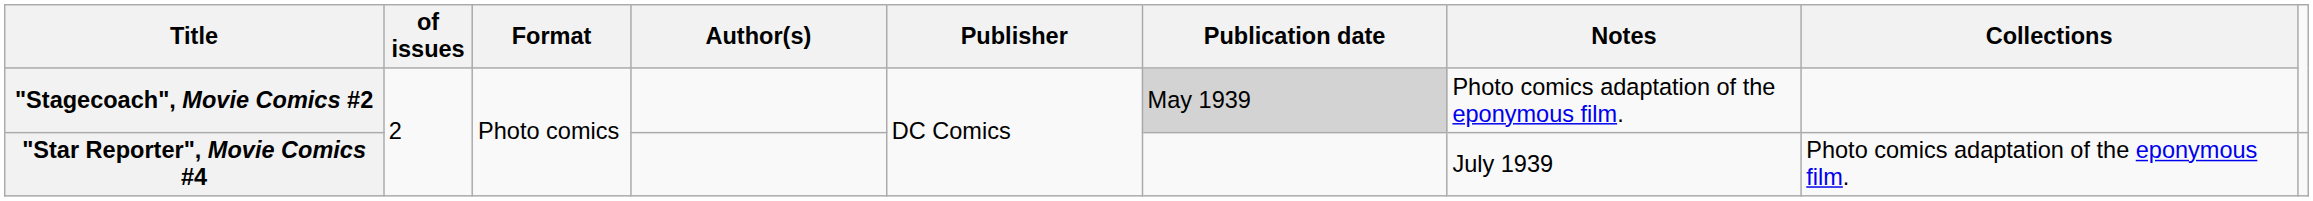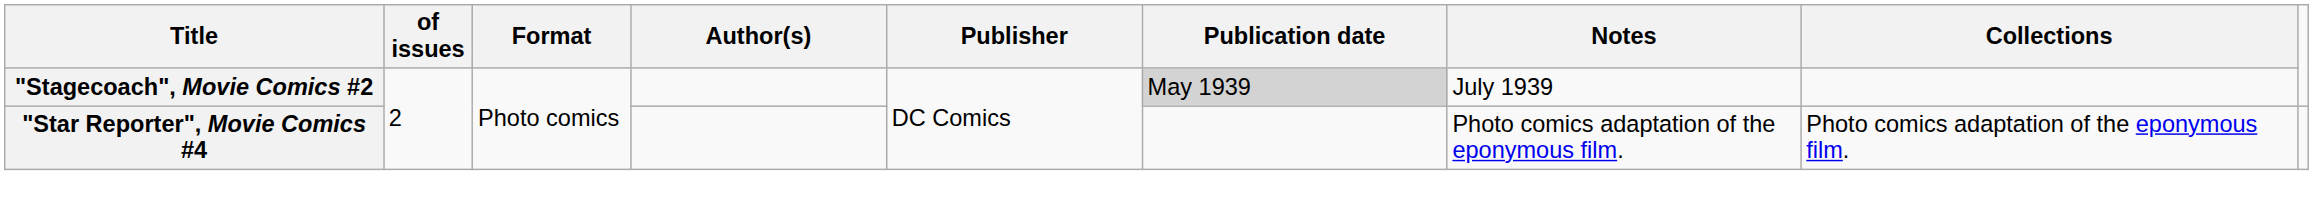(1614, 100) Photo comics adaptation of the eponymous film. -> (1503, 86) July 1939
(1503, 163) July 1939 -> (1614, 137) Photo comics adaptation of the eponymous film.
